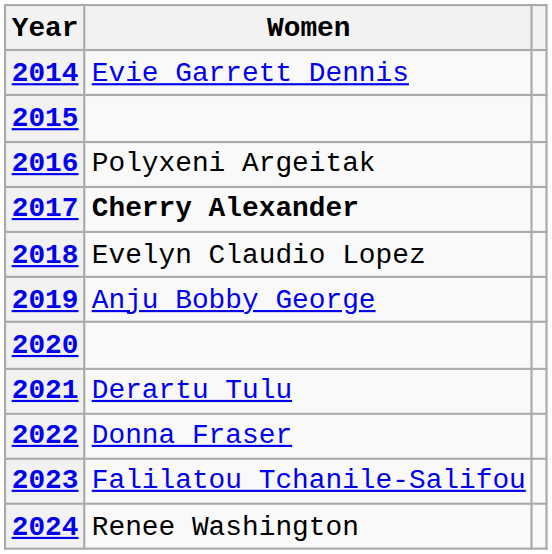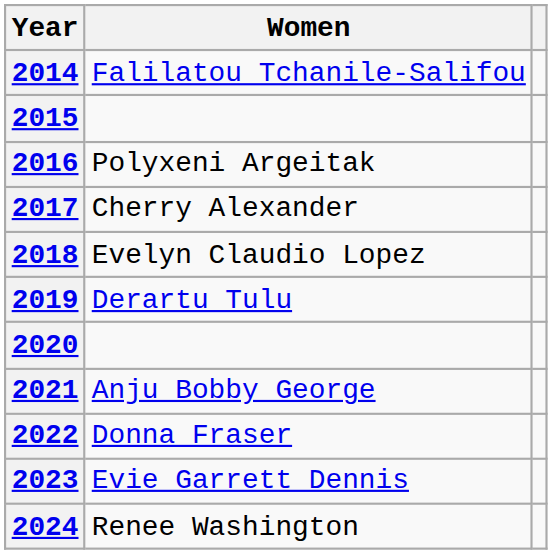(250, 73) Evie Garrett Dennis -> (309, 73) Falilatou Tchanile-Salifou
(225, 209) bold -> (225, 209) normal
(234, 300) Anju Bobby George -> (192, 300) Derartu Tulu
(192, 390) Derartu Tulu -> (234, 390) Anju Bobby George
(309, 481) Falilatou Tchanile-Salifou -> (250, 481) Evie Garrett Dennis
